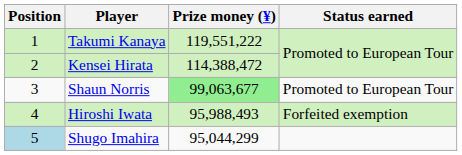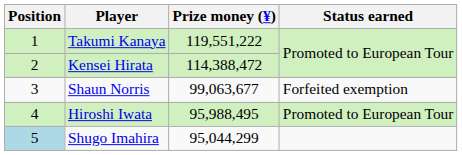(224, 89) lightgreen background -> (224, 89) no background
(368, 89) Promoted to European Tour -> (345, 89) Forfeited exemption
(224, 114) 95,988,493 -> (224, 114) 95,988,495
(345, 114) Forfeited exemption -> (368, 114) Promoted to European Tour
